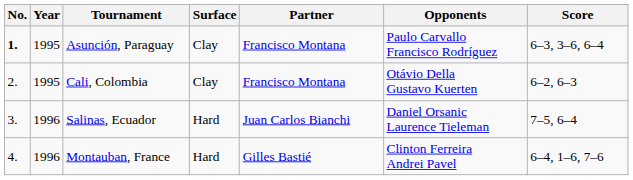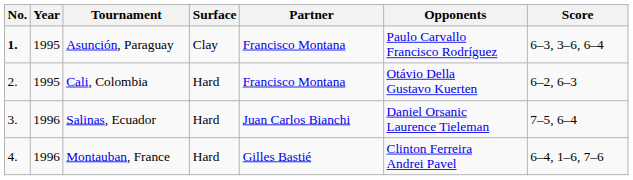(205, 81) Clay -> (206, 81) Hard
